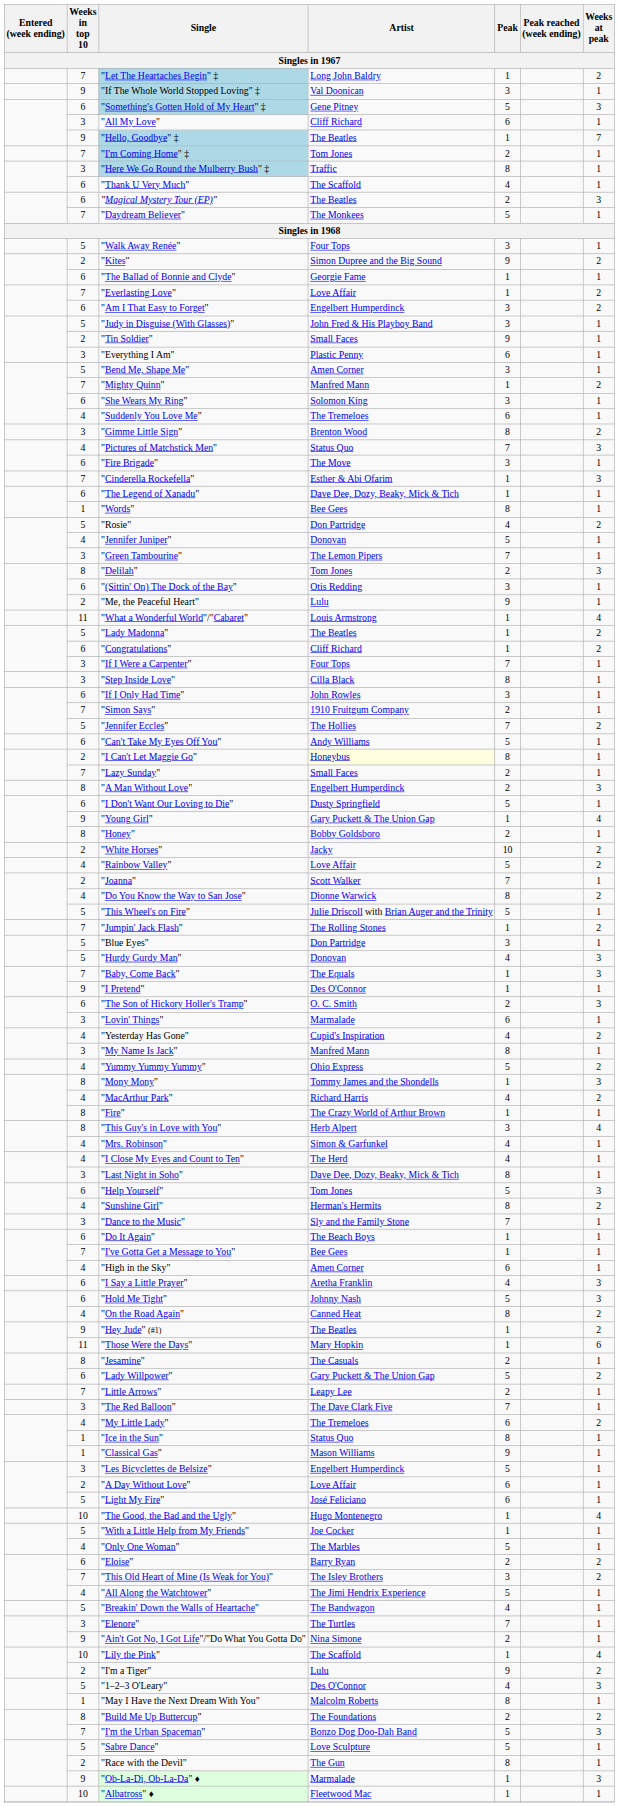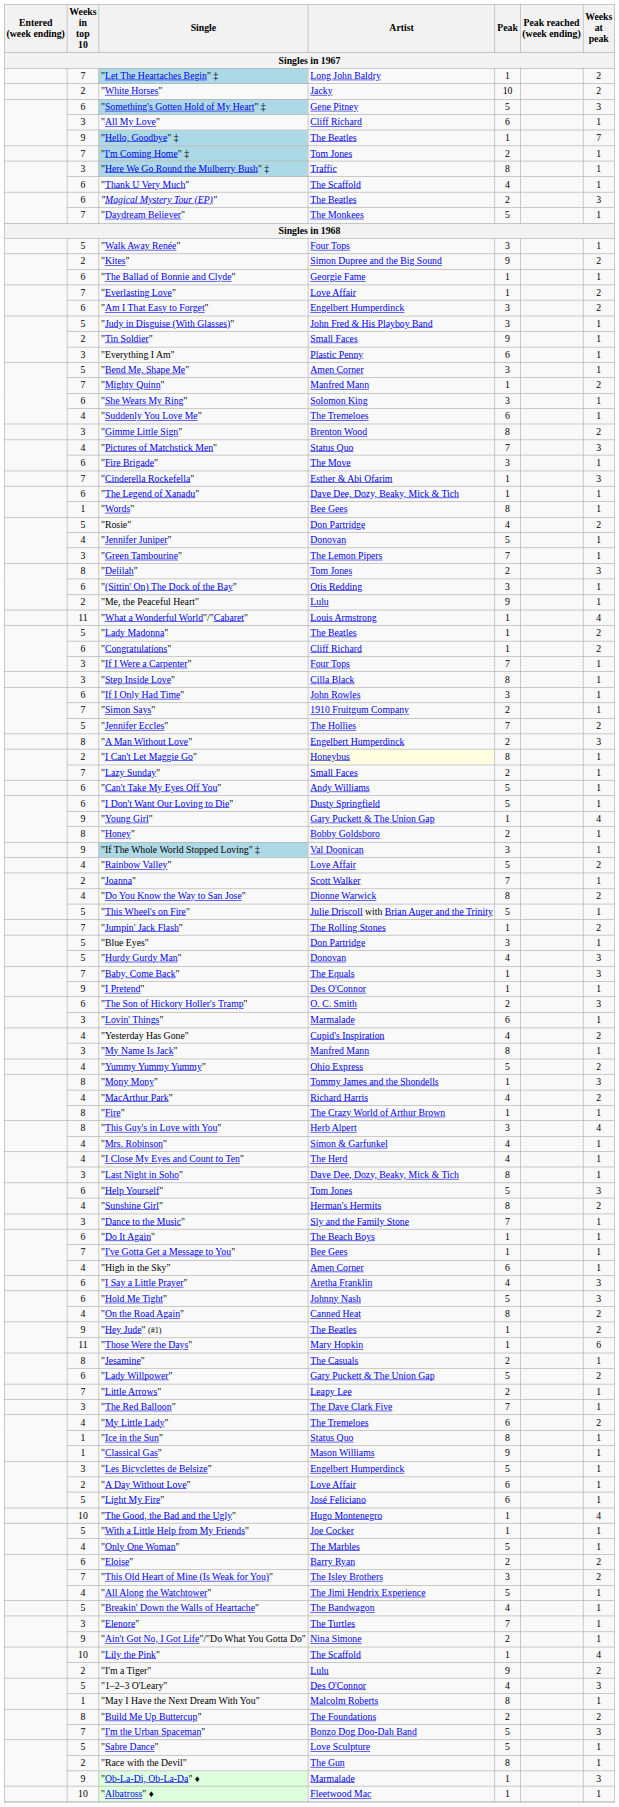rows swapped: (180, 91) <-> (132, 850)
rows swapped: (161, 741) <-> (147, 788)
